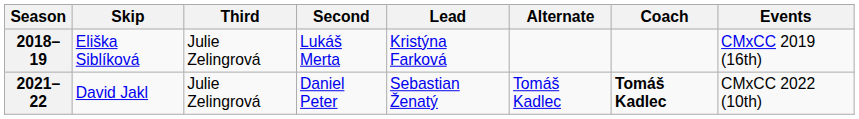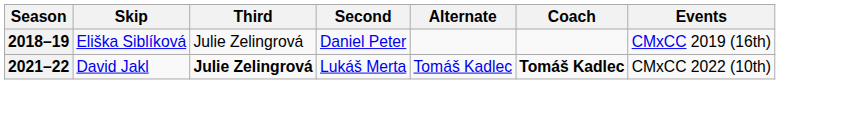- column: (448, 16)
(321, 50) Lukáš Merta -> (363, 41) Daniel Peter
(224, 93) normal -> (253, 66) bold
(322, 93) Daniel Peter -> (363, 66) Lukáš Merta
